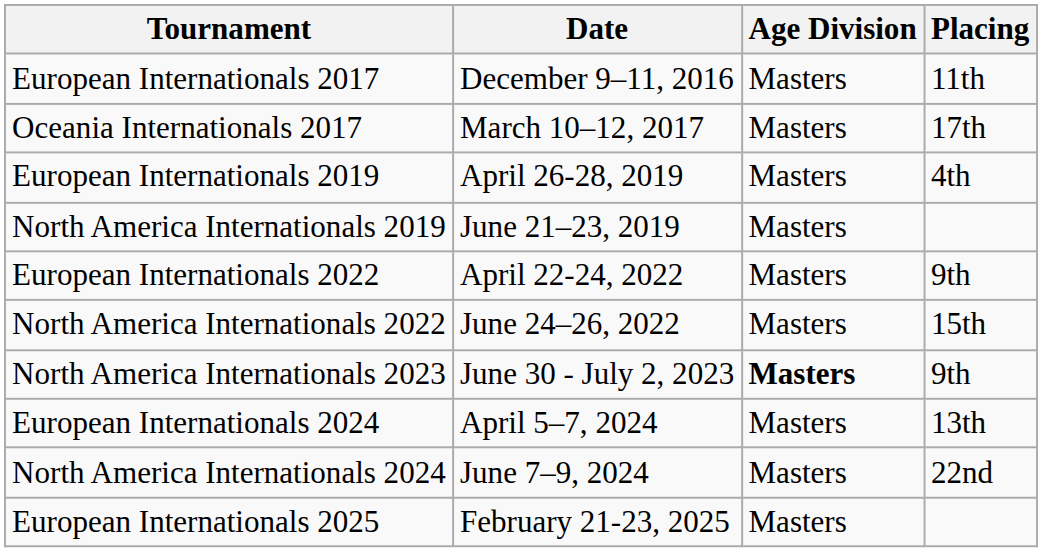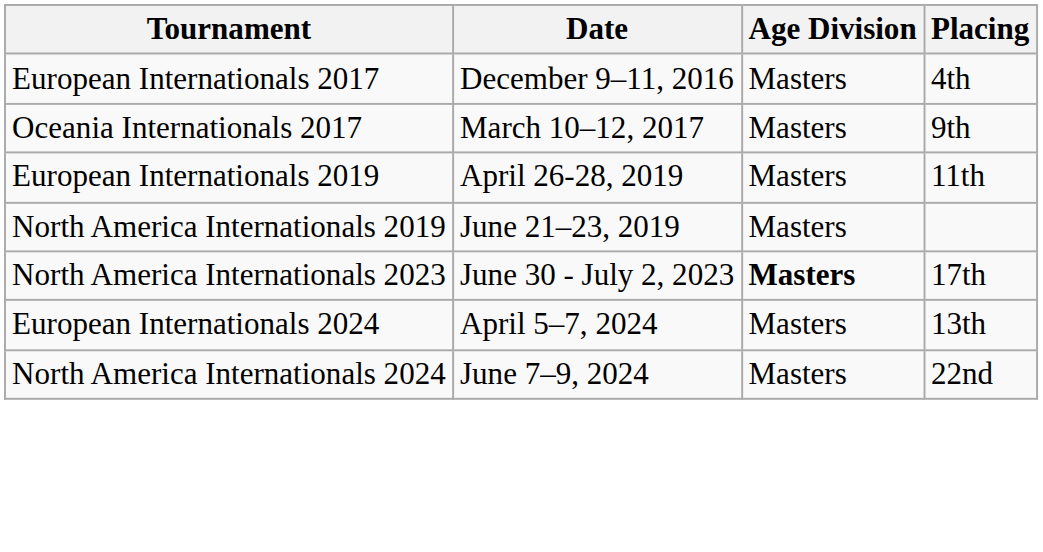(958, 78) 11th -> (951, 78) 4th
(959, 127) 17th -> (951, 127) 9th
(951, 176) 4th -> (958, 176) 11th
- row: (196, 275)
- row: (229, 324)
(951, 373) 9th -> (959, 275) 17th
- row: (196, 521)
